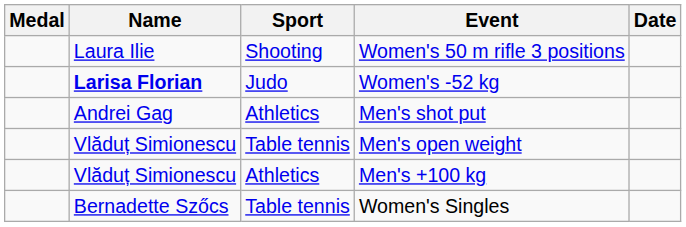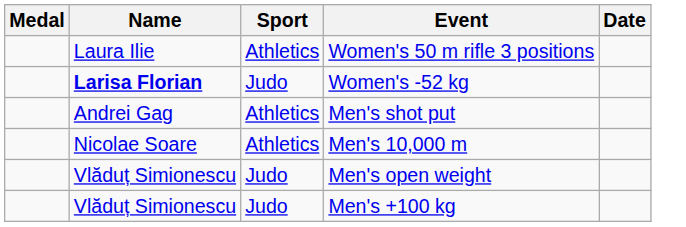(284, 51) Shooting -> (282, 51) Athletics
+ row: (398, 145)
(298, 145) Table tennis -> (266, 176) Judo
(282, 176) Athletics -> (266, 207) Judo
- row: (434, 207)
